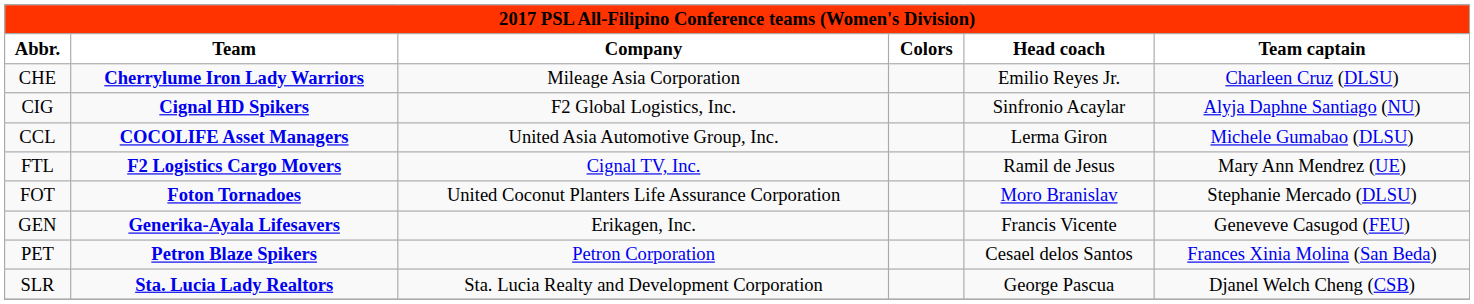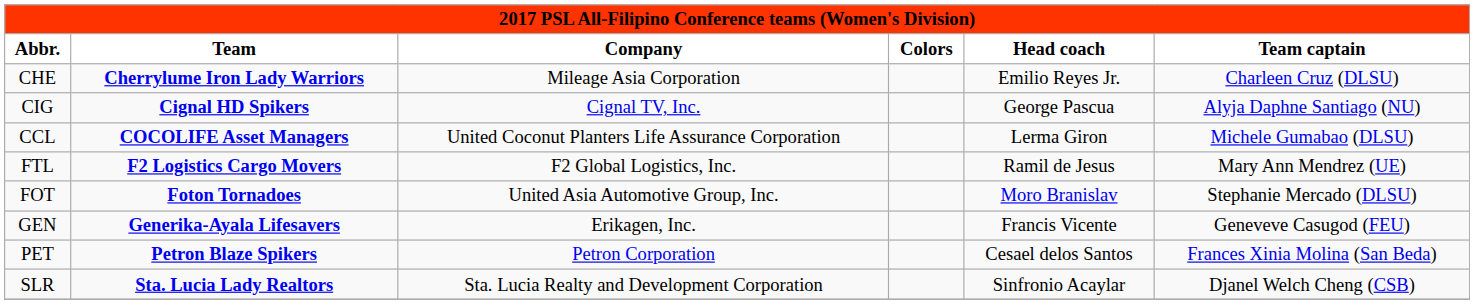(644, 107) F2 Global Logistics, Inc. -> (644, 107) Cignal TV, Inc.
(1059, 107) Sinfronio Acaylar -> (1059, 107) George Pascua
(644, 136) United Asia Automotive Group, Inc. -> (644, 136) United Coconut Planters Life Assurance Corporation
(644, 166) Cignal TV, Inc. -> (644, 166) F2 Global Logistics, Inc.
(644, 195) United Coconut Planters Life Assurance Corporation -> (644, 195) United Asia Automotive Group, Inc.
(1059, 284) George Pascua -> (1059, 284) Sinfronio Acaylar
